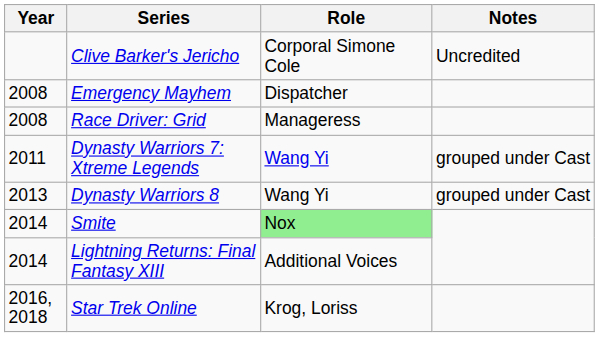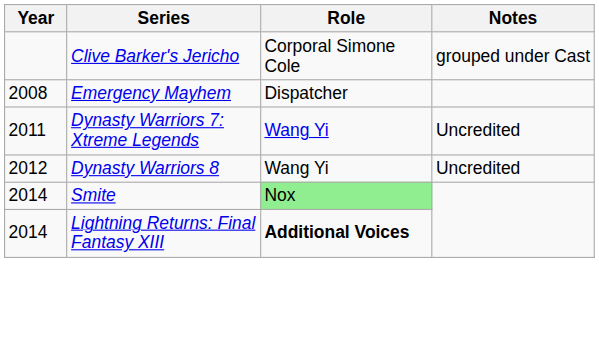(478, 55) Uncredited -> (513, 55) grouped under Cast
- row: (138, 120)
(513, 158) grouped under Cast -> (478, 130) Uncredited
(28, 195) 2013 -> (28, 168) 2012
(513, 195) grouped under Cast -> (478, 168) Uncredited
(331, 260) normal -> (337, 233) bold
- row: (134, 308)
